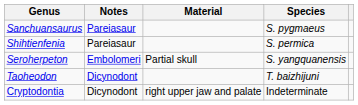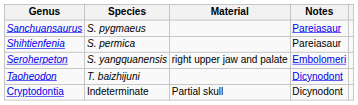columns swapped: (306, 12) <-> (114, 12)
(171, 60) Partial skull -> (230, 60) right upper jaw and palate
(203, 92) right upper jaw and palate -> (197, 92) Partial skull
